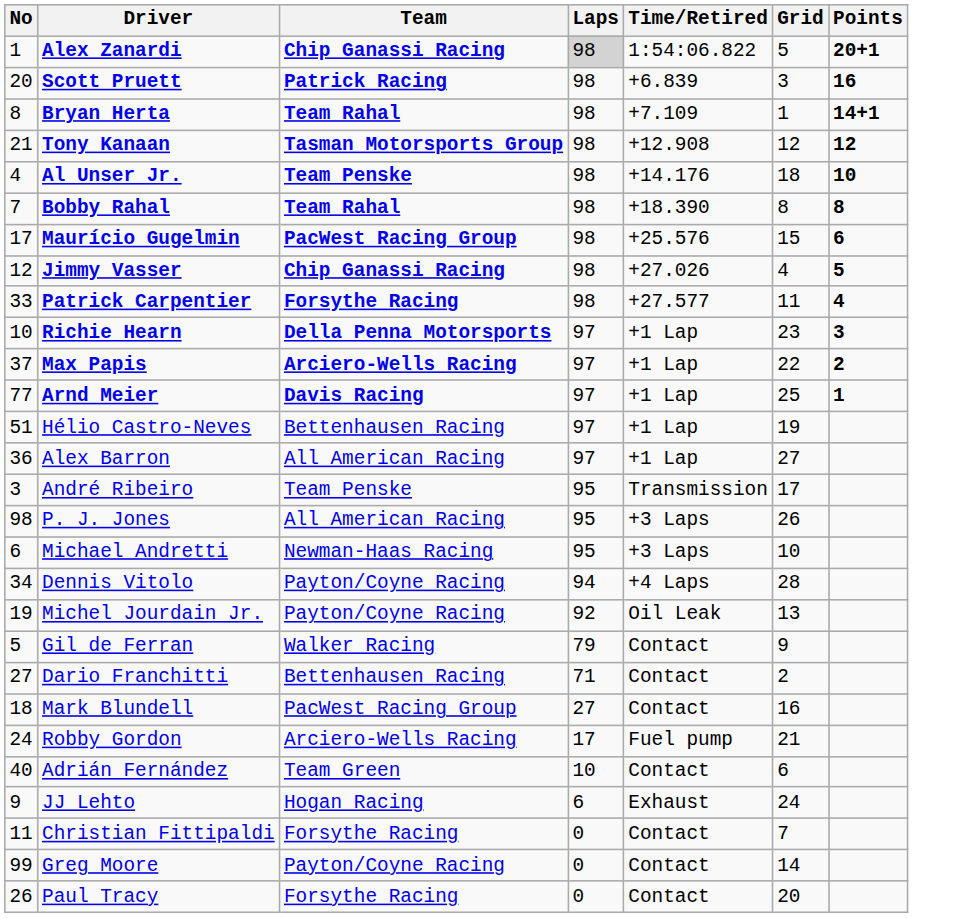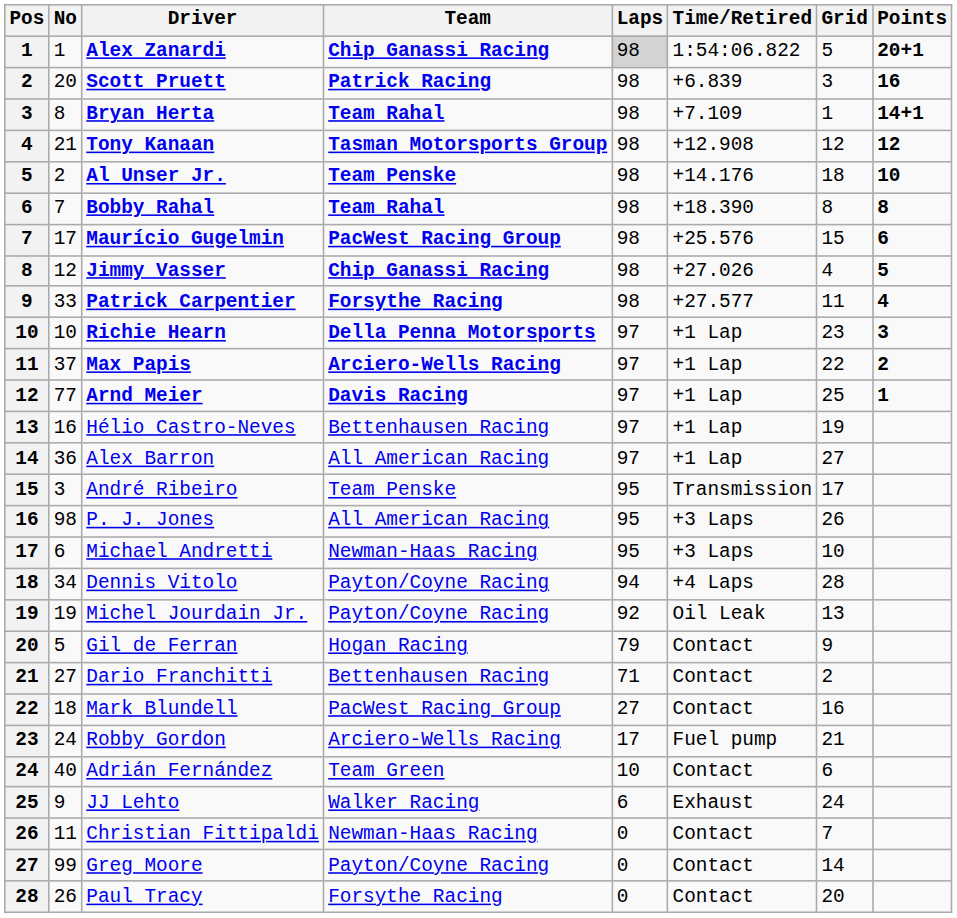+ column: (27, 21)
(15, 177) 4 -> (60, 177) 2
(21, 428) 51 -> (65, 428) 16
(360, 647) Walker Racing -> (398, 647) Hogan Racing
(354, 803) Hogan Racing -> (404, 803) Walker Racing
(371, 835) Forsythe Racing -> (433, 835) Newman-Haas Racing
